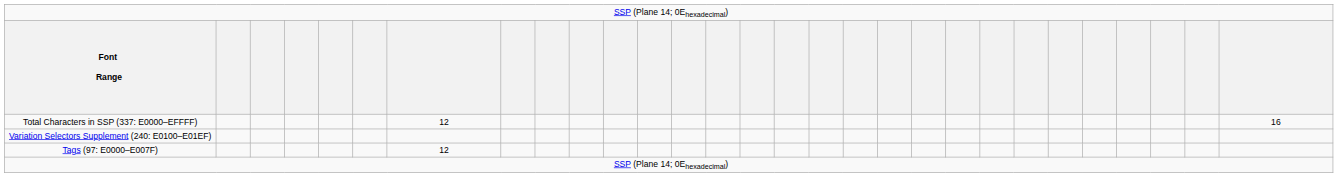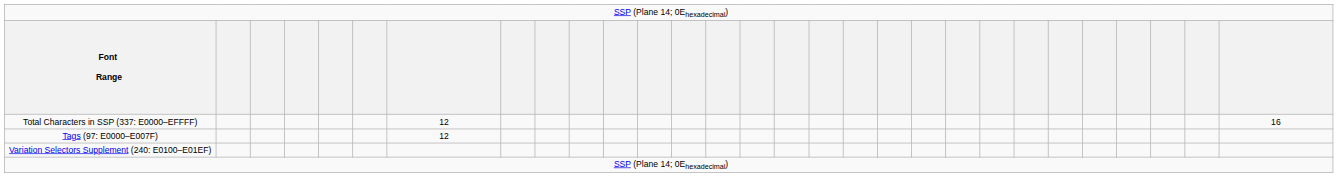rows swapped: (110, 150) <-> (110, 136)
